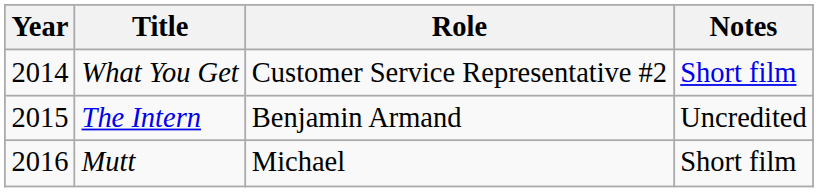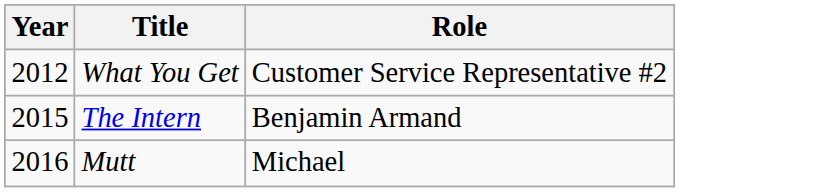- column: (743, 27)
(40, 72) 2014 -> (40, 72) 2012
